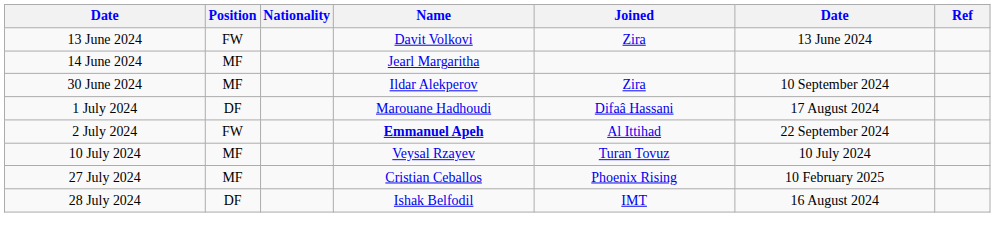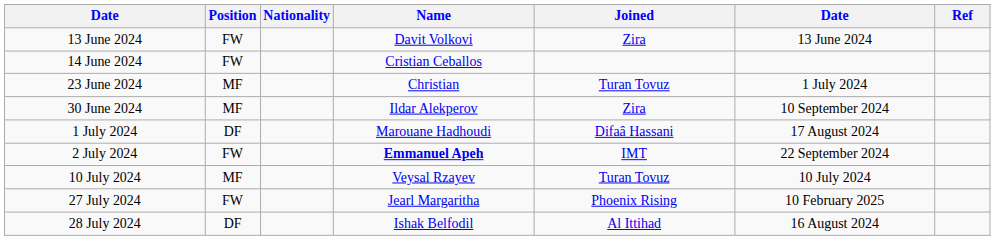(233, 62) MF -> (233, 62) FW
(434, 62) Jearl Margaritha -> (434, 62) Cristian Ceballos
+ row: (105, 85)
(634, 131) Al Ittihad -> (634, 154) IMT
(233, 177) MF -> (233, 200) FW
(434, 177) Cristian Ceballos -> (434, 200) Jearl Margaritha
(634, 200) IMT -> (634, 223) Al Ittihad
